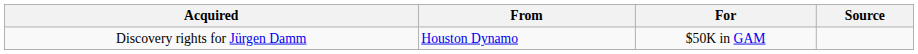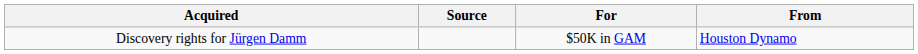columns swapped: (527, 15) <-> (865, 15)
